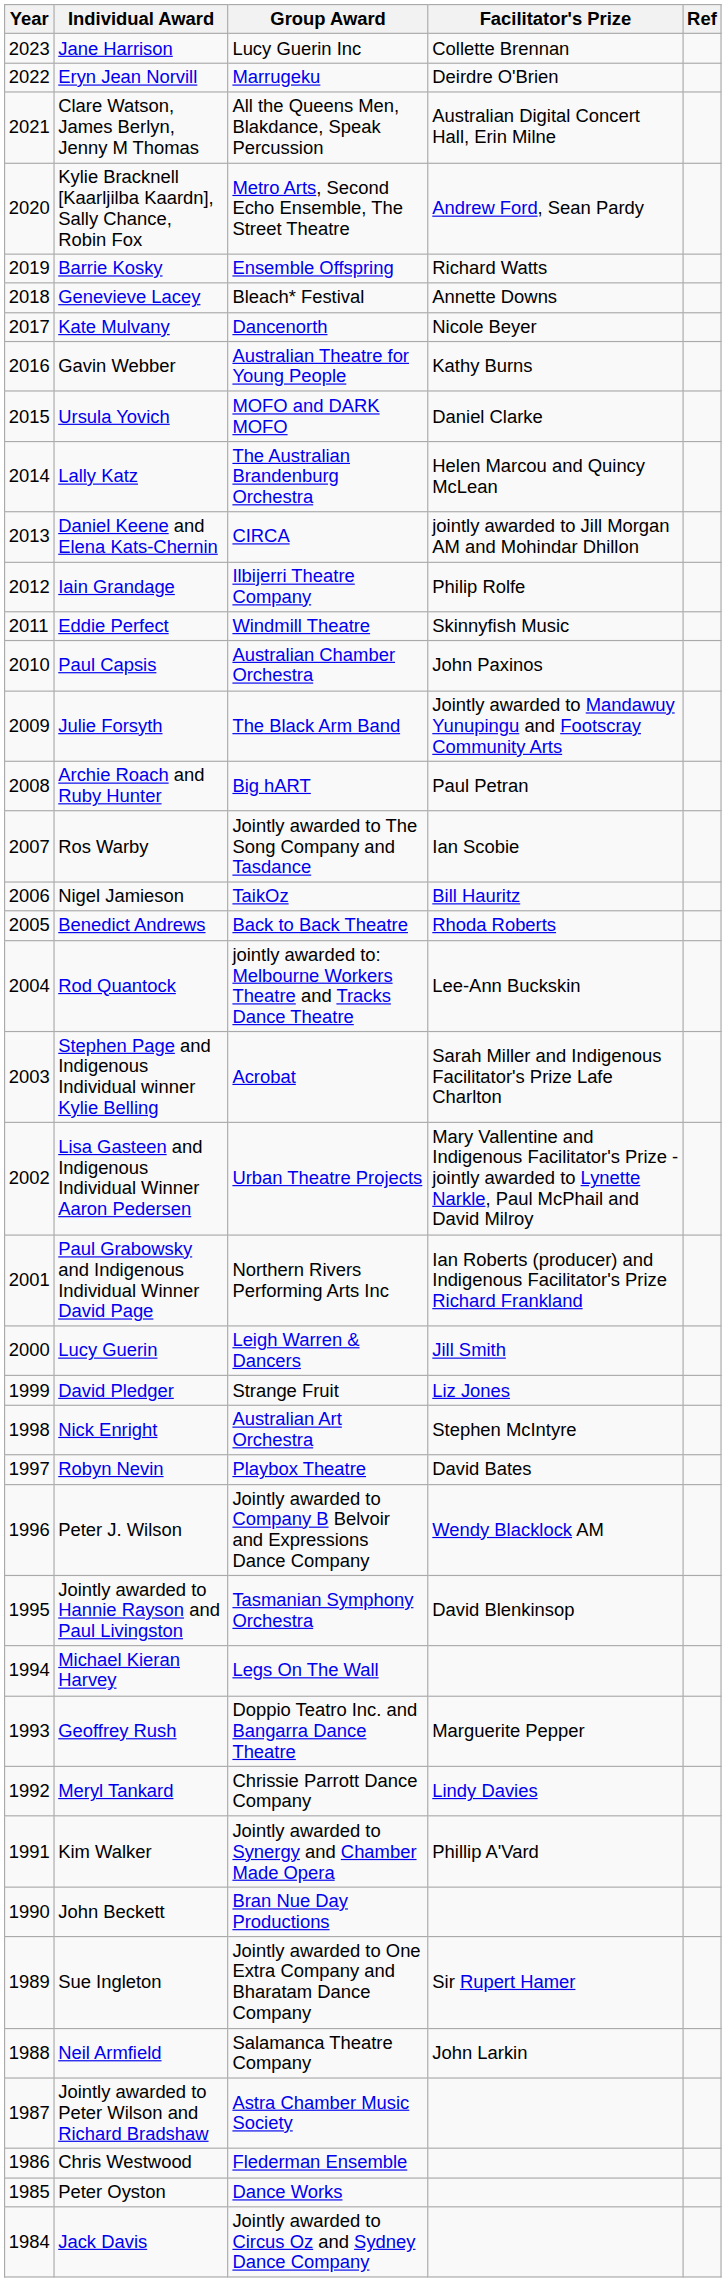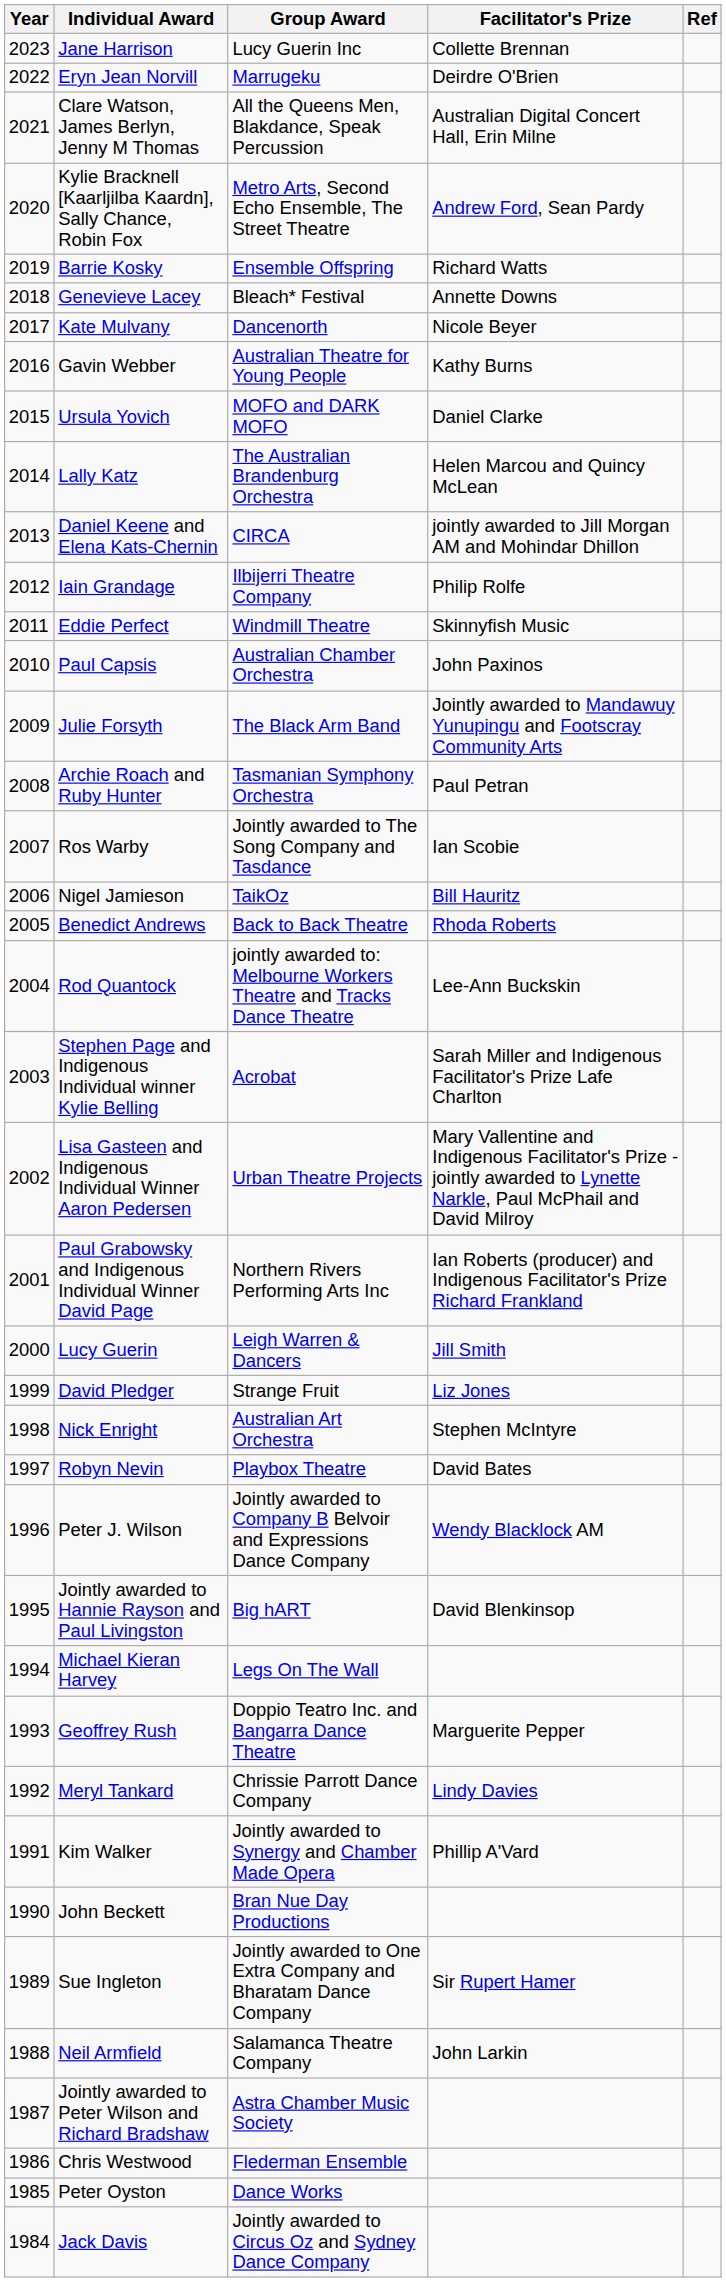(272, 786) Big hART -> (323, 786) Tasmanian Symphony Orchestra
(323, 1610) Tasmanian Symphony Orchestra -> (272, 1610) Big hART
